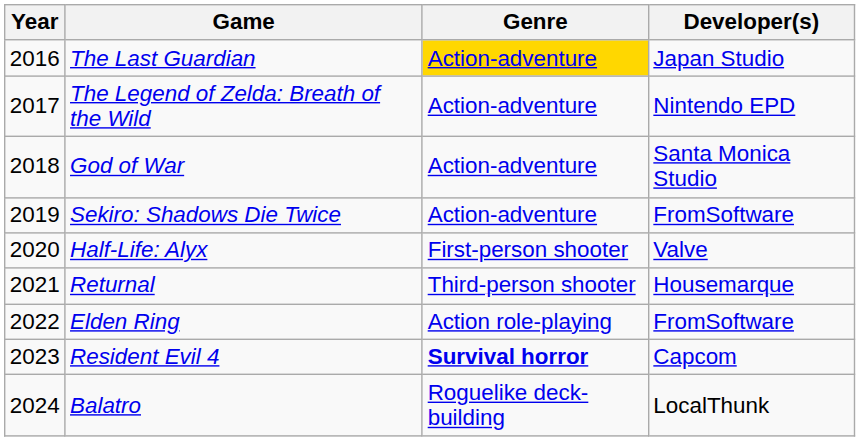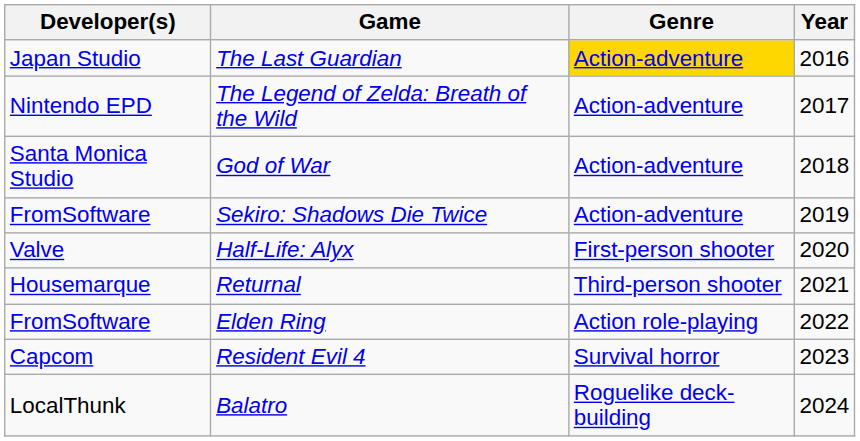columns swapped: (35, 22) <-> (751, 22)
(508, 356) bold -> (647, 356) normal
